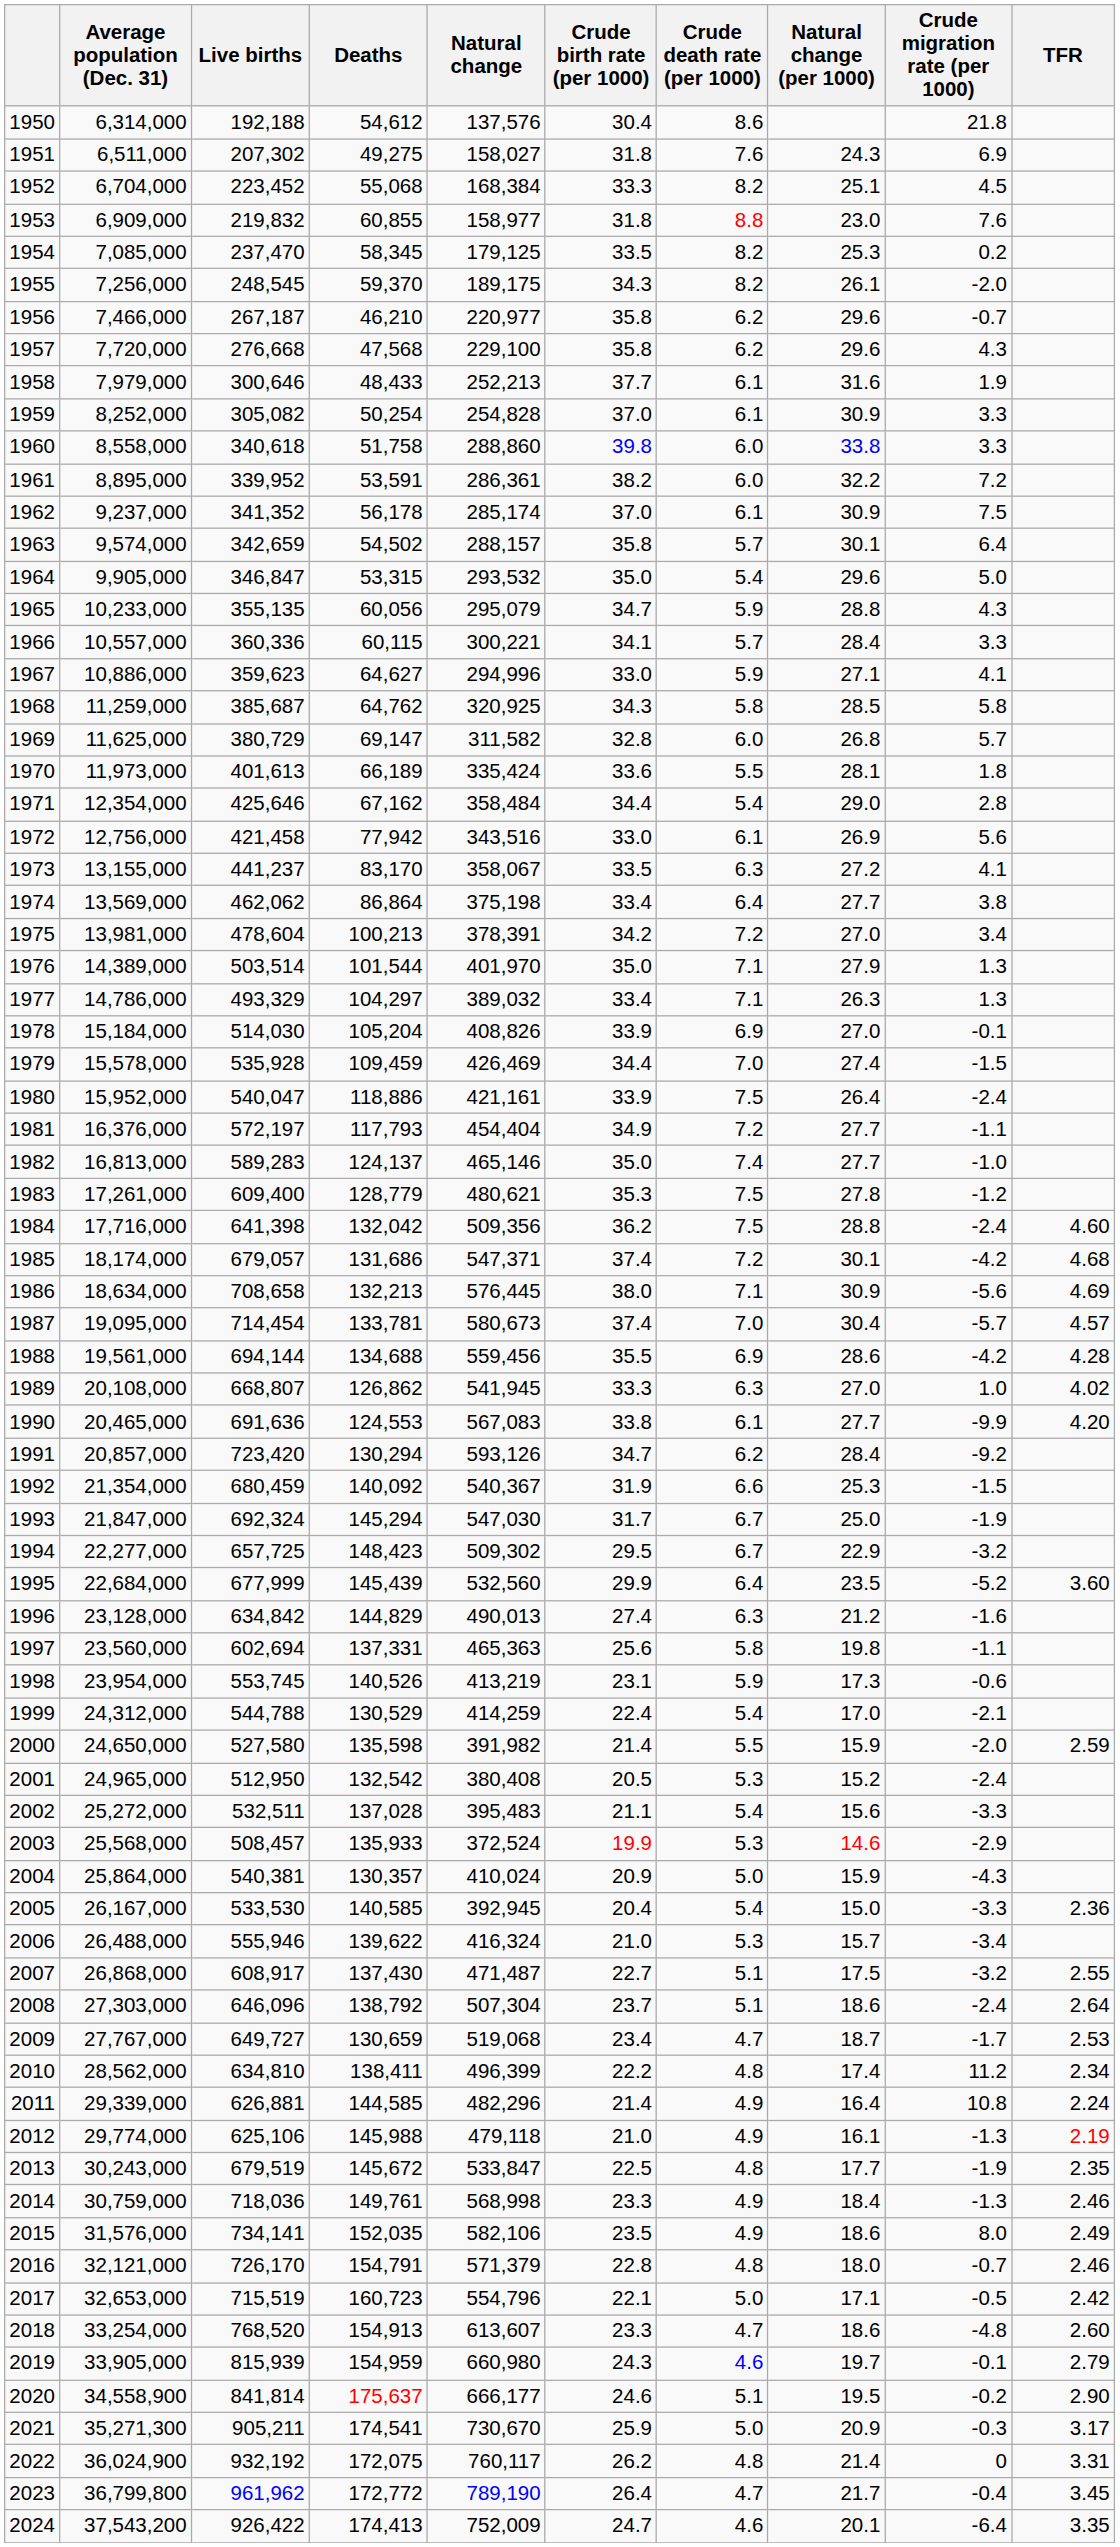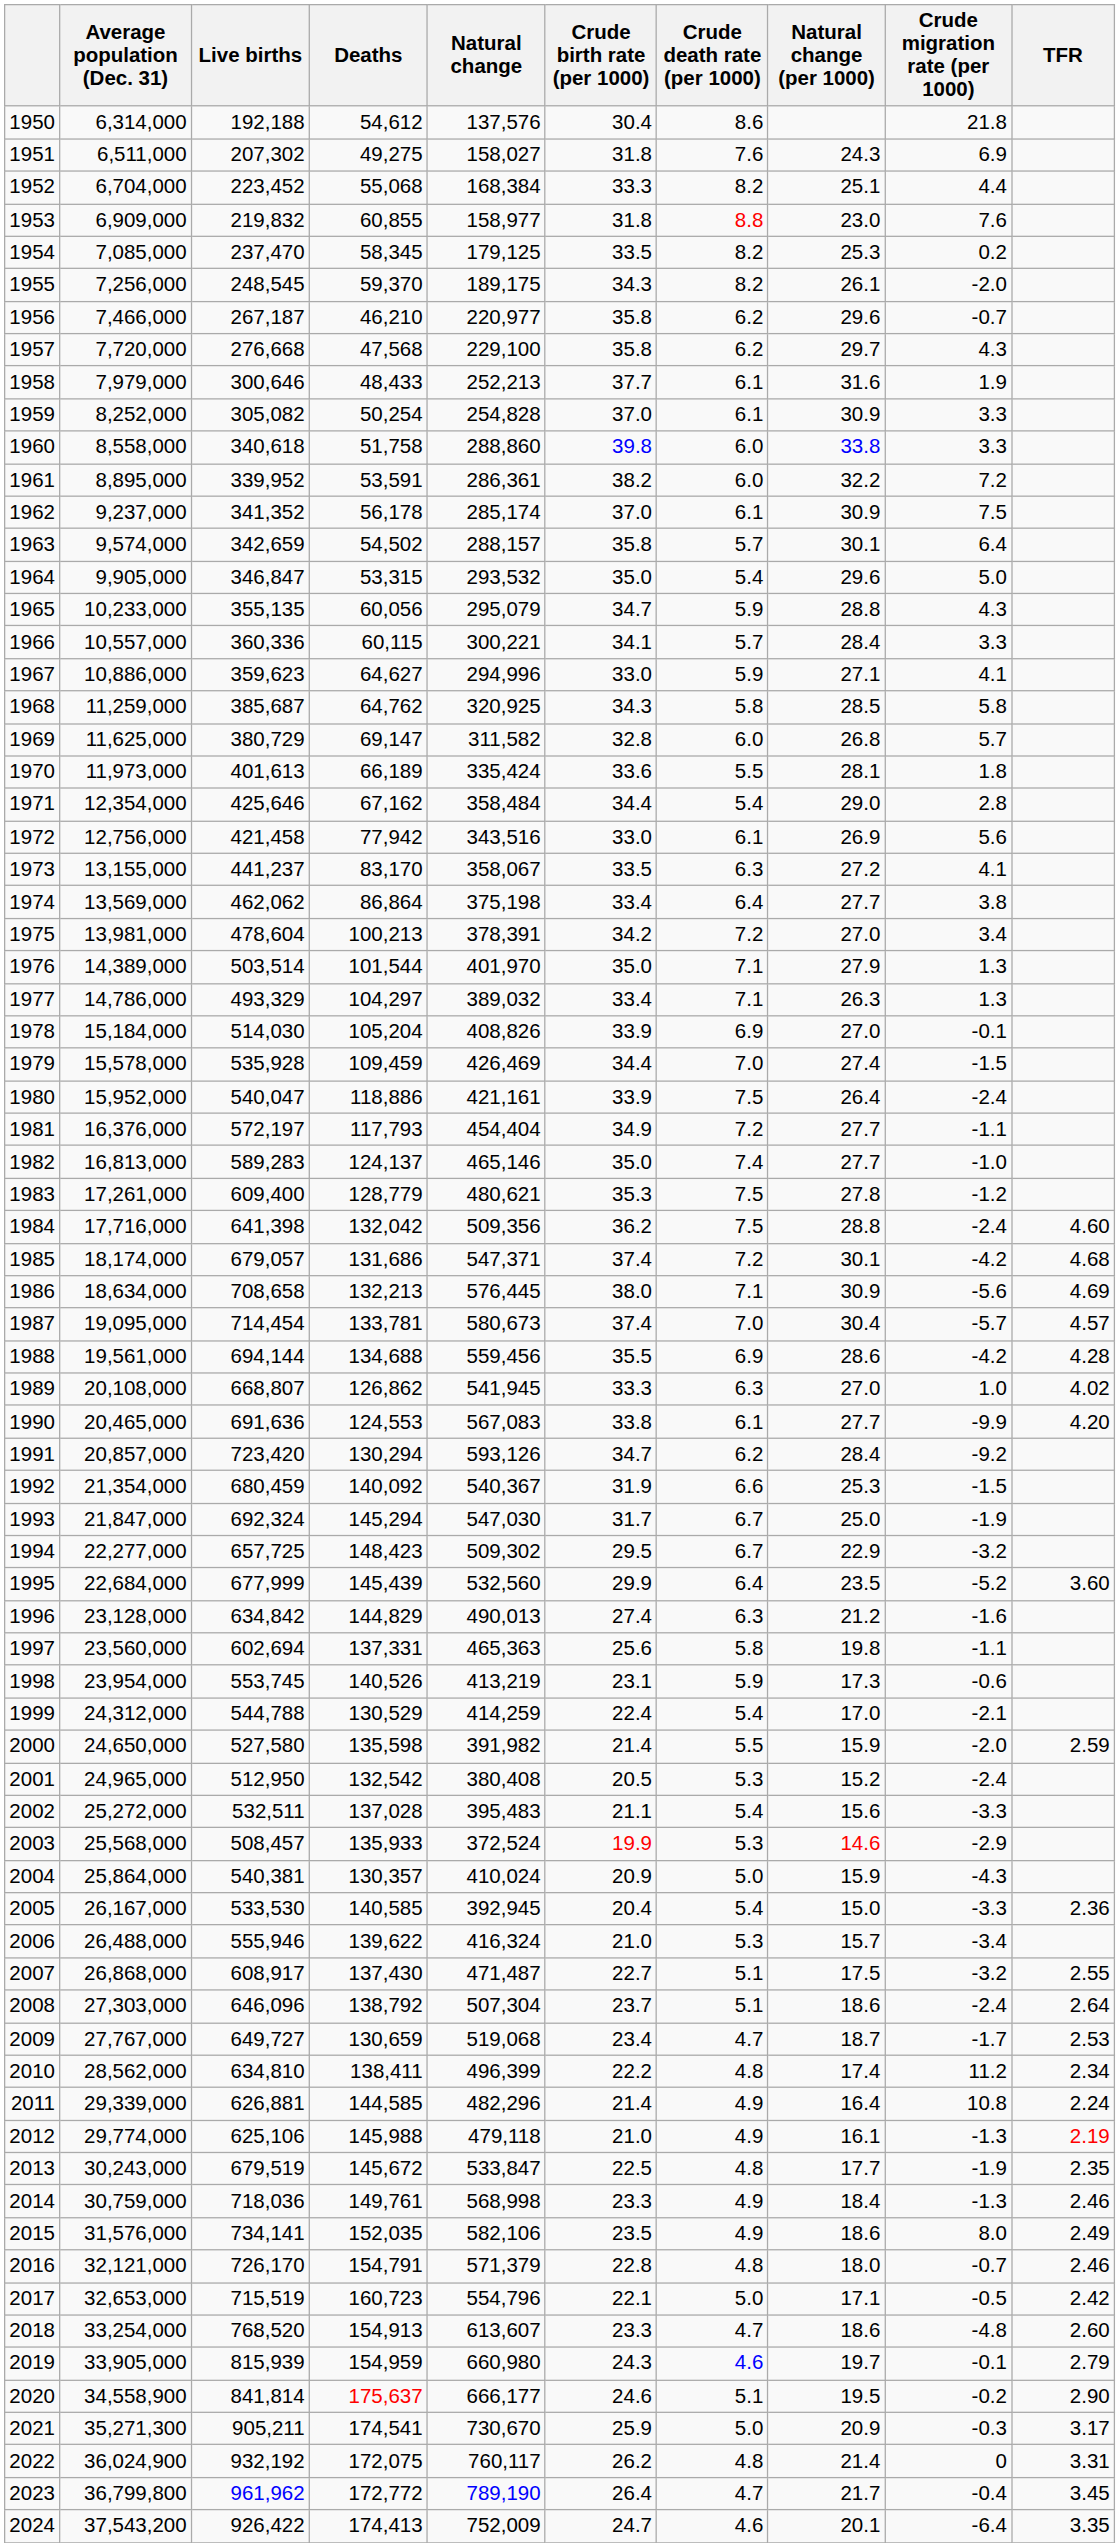(993, 187) 4.5 -> (993, 187) 4.4
(860, 349) 29.6 -> (860, 349) 29.7
